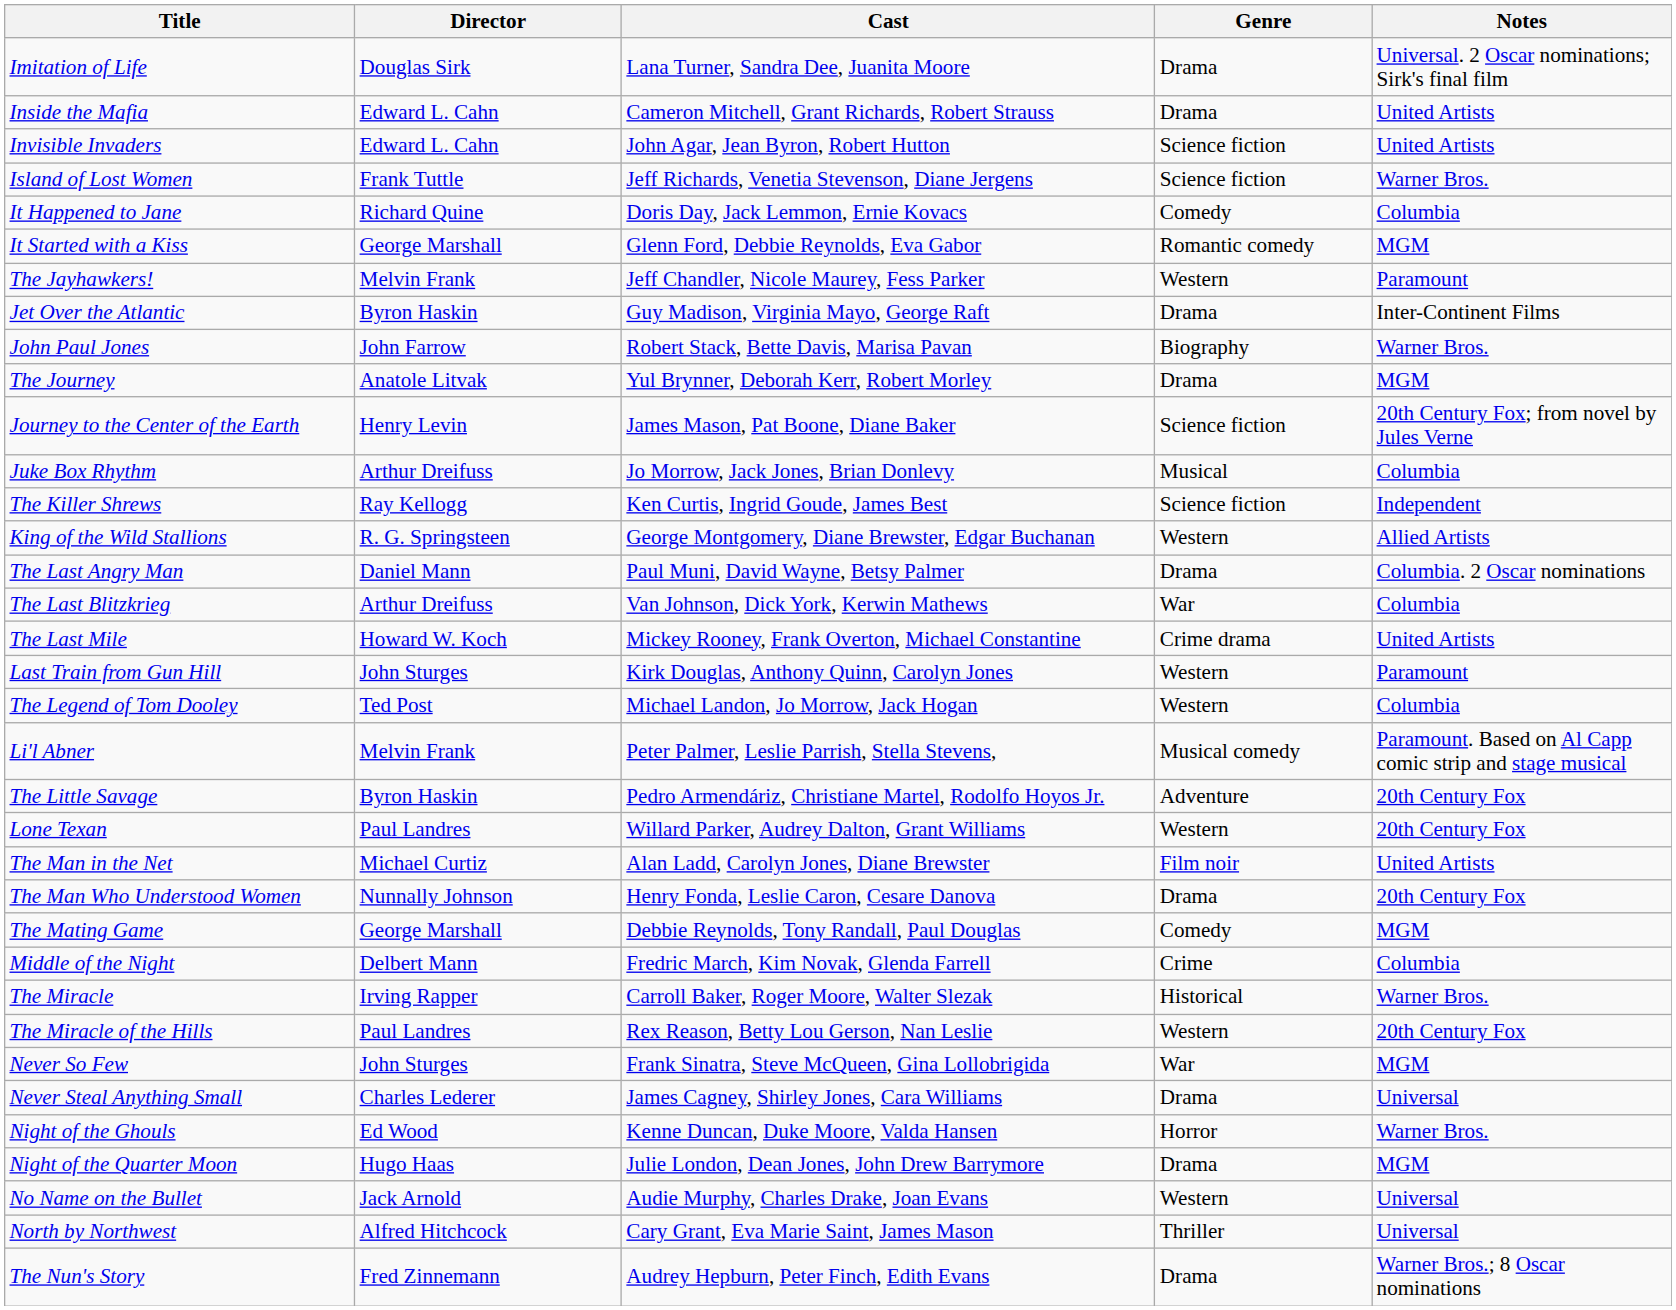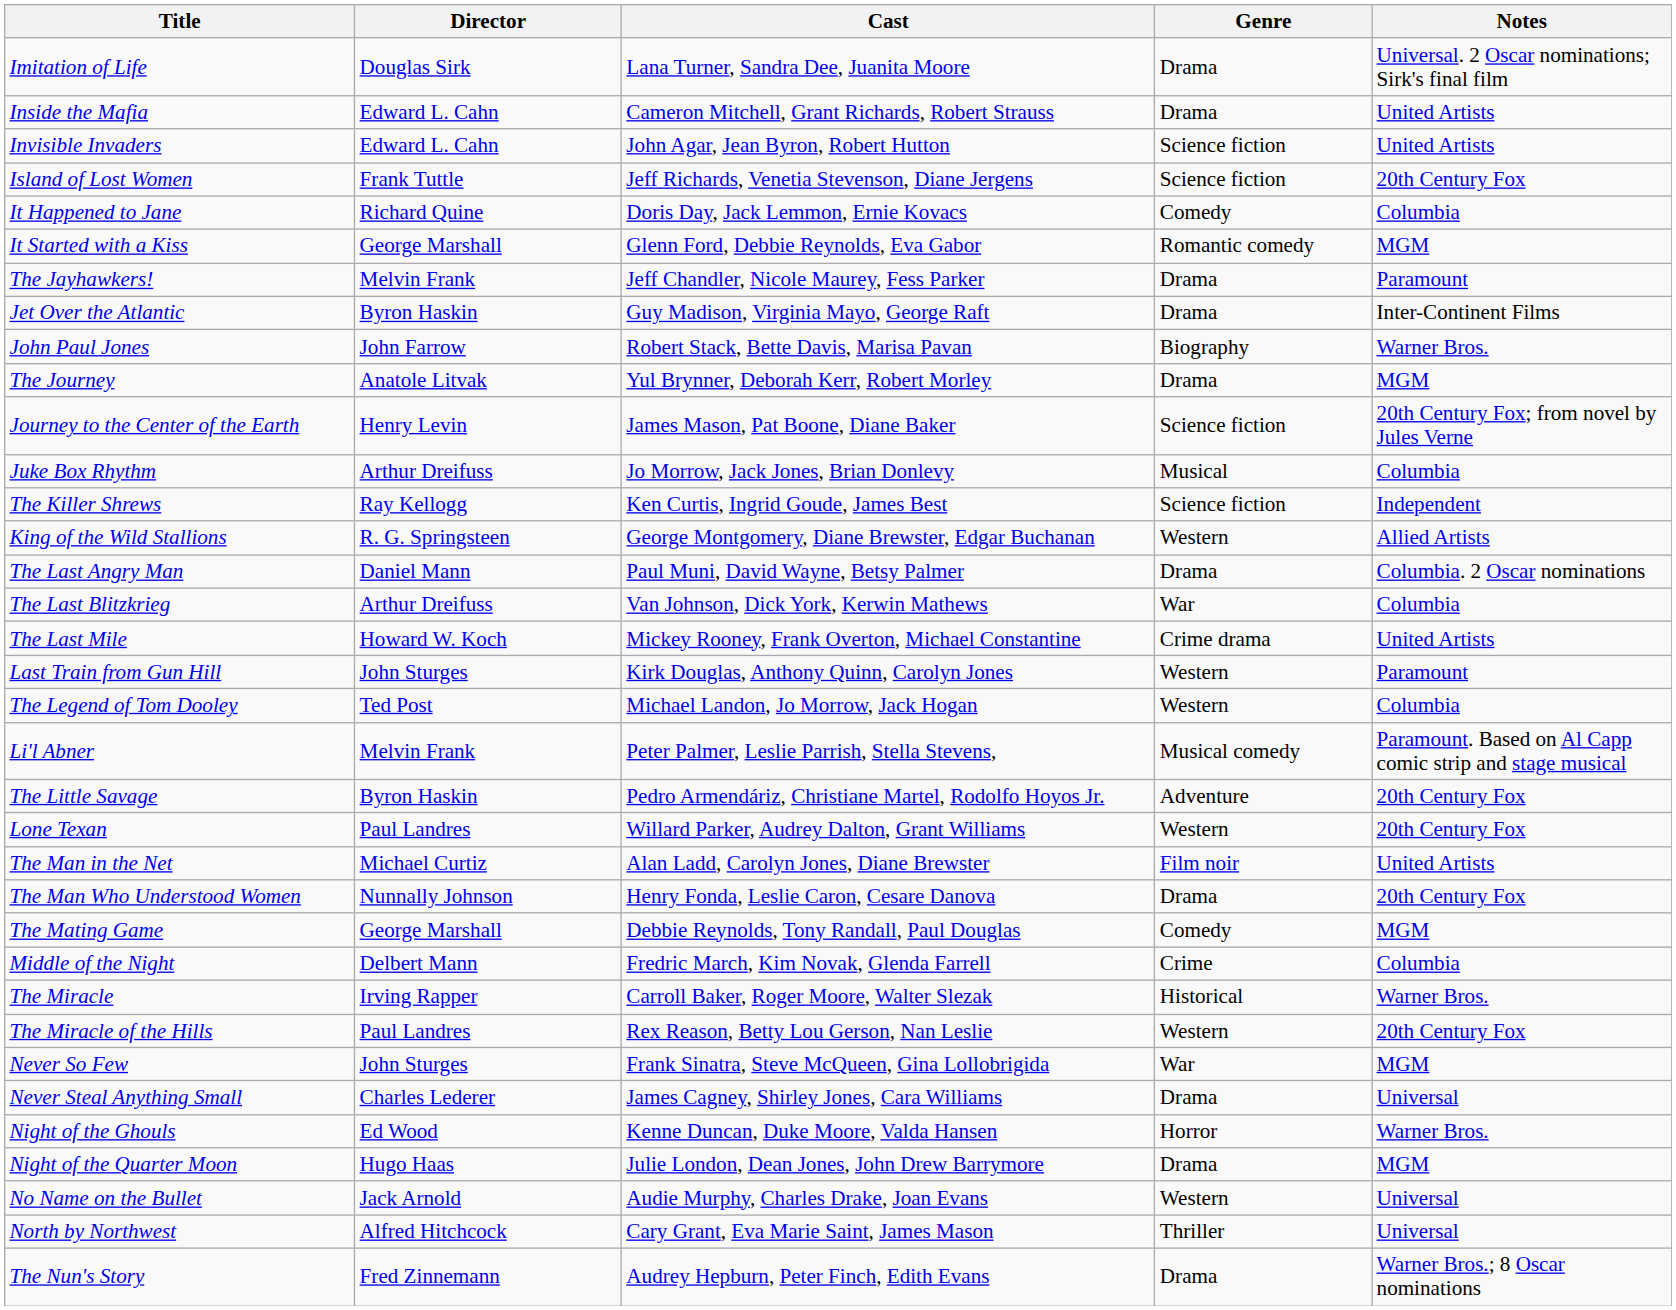(1433, 178) Warner Bros. -> (1451, 178) 20th Century Fox
(1194, 279) Western -> (1189, 279) Drama
